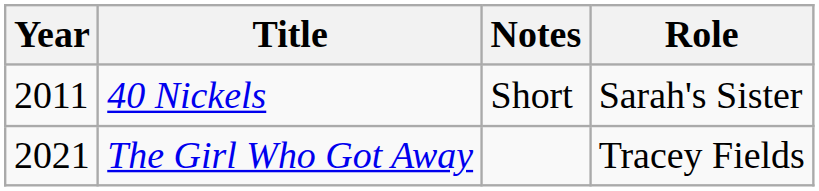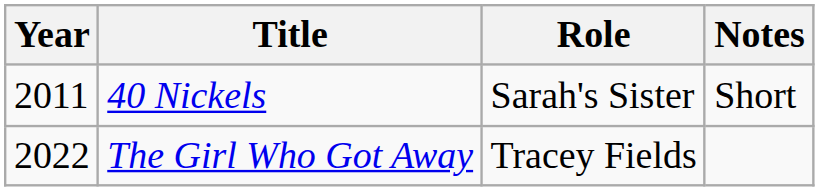columns swapped: (702, 34) <-> (536, 34)
(52, 154) 2021 -> (52, 154) 2022
